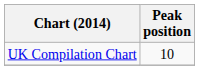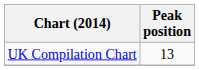(167, 53) 10 -> (167, 53) 13
